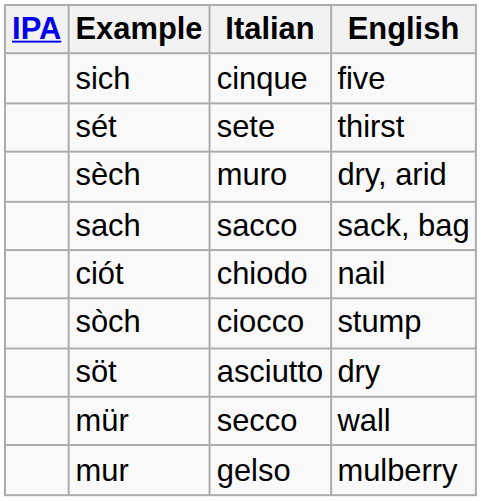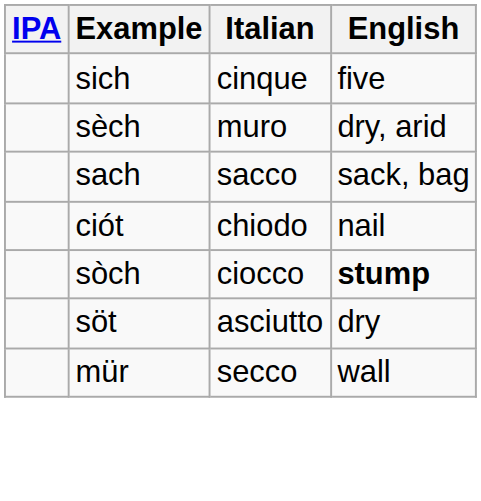- row: (96, 126)
(379, 322) normal -> (384, 273) bold
- row: (102, 469)
